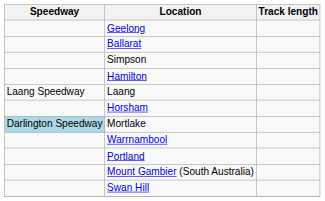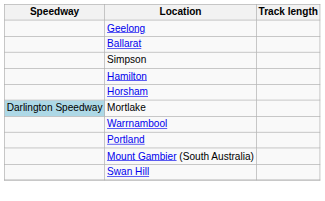- row: (121, 92)
